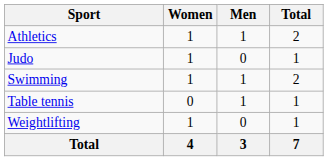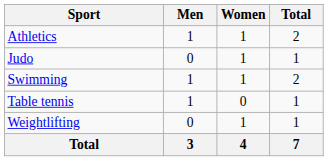columns swapped: (243, 15) <-> (190, 15)
